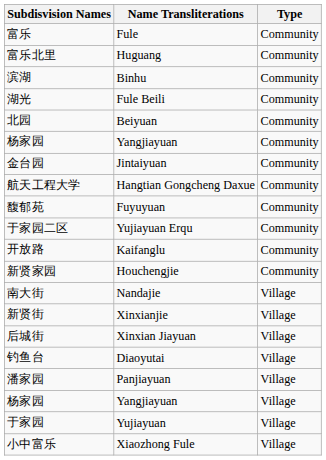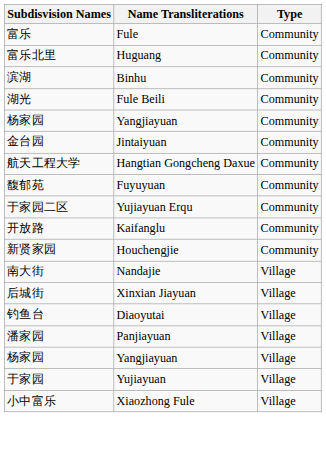- row: (19, 120)
- row: (25, 314)
